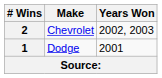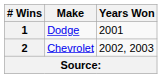rows swapped: (24, 31) <-> (24, 48)
